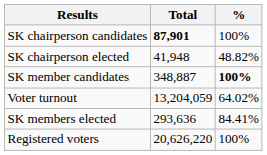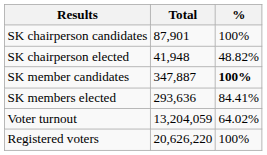(171, 35) bold -> (171, 35) normal
(175, 77) 348,887 -> (175, 77) 347,887
rows swapped: (62, 118) <-> (42, 98)
